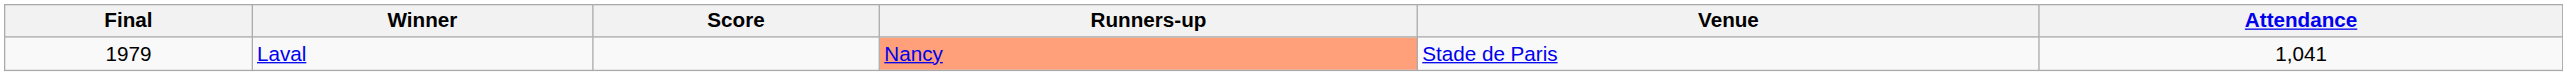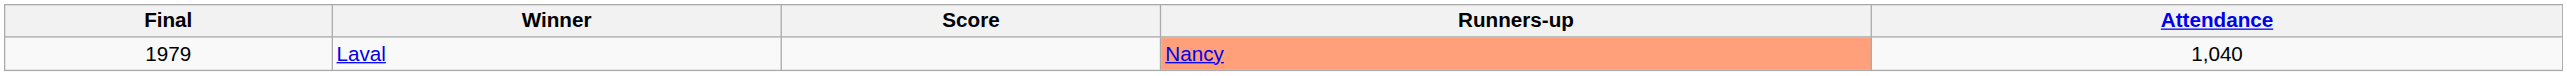- column: (1728, 20)
(2301, 53) 1,041 -> (2217, 53) 1,040
